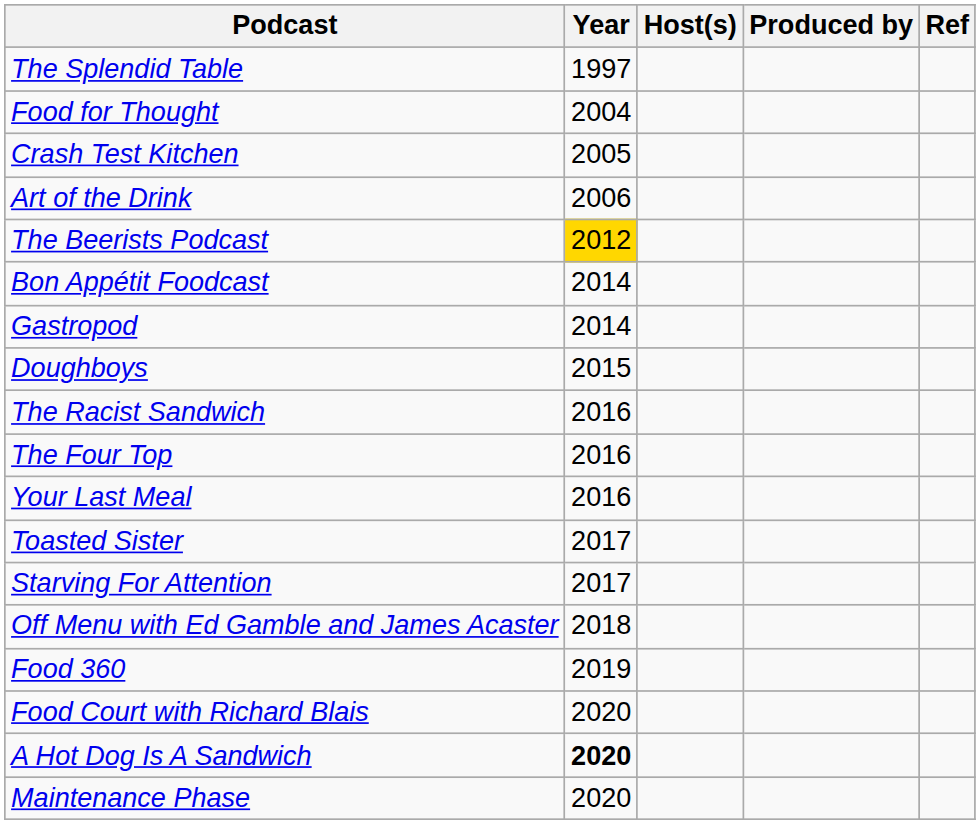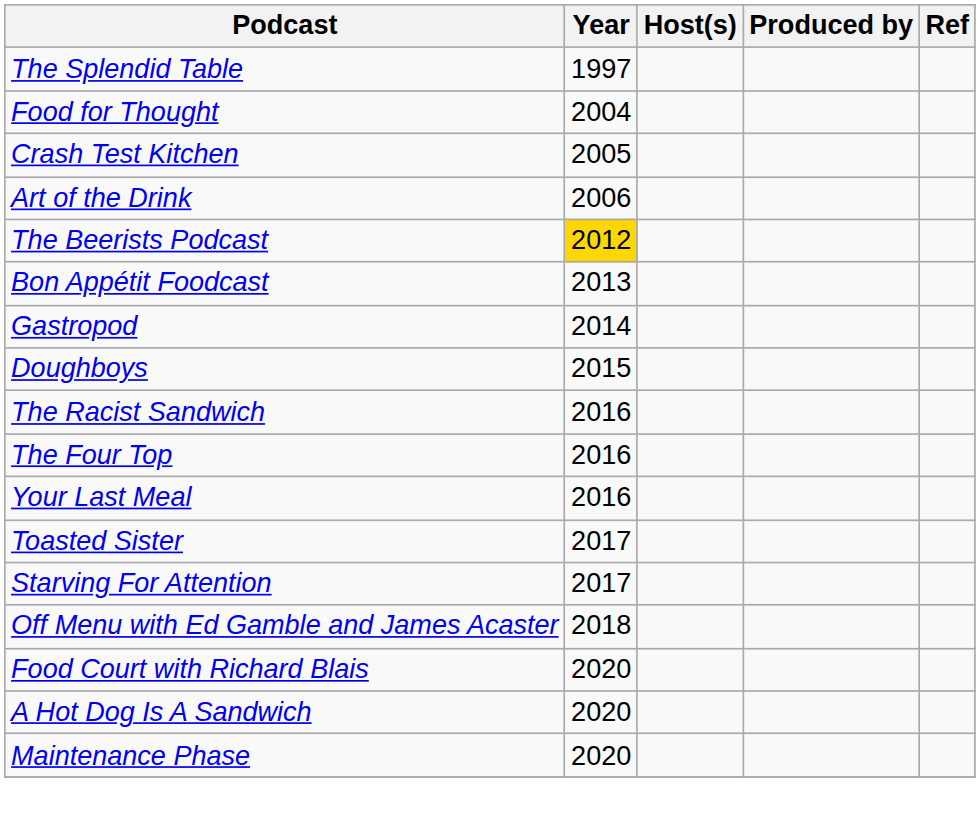(601, 283) 2014 -> (601, 283) 2013
- row: (68, 669)
(601, 754) bold -> (601, 712) normal
